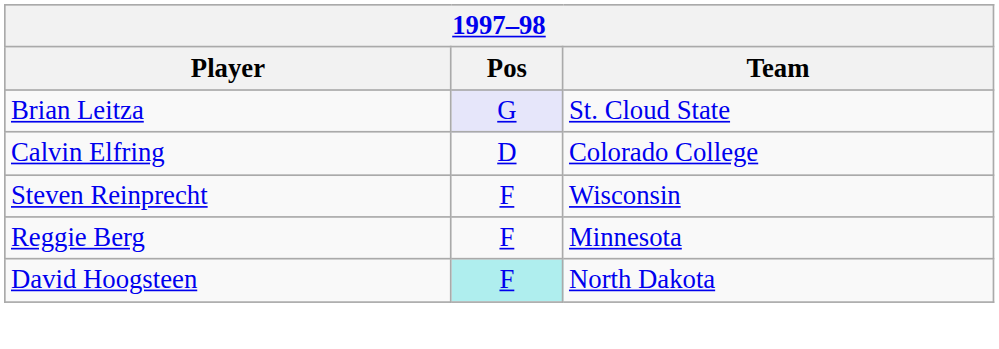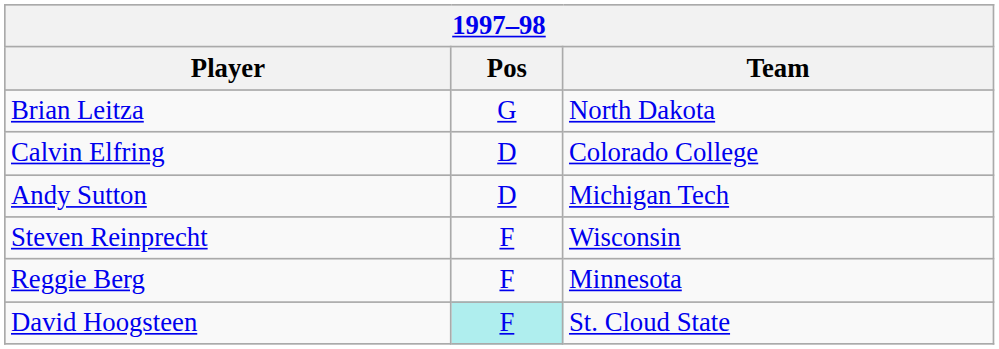(507, 110) lavender background -> (507, 110) no background
(650, 110) St. Cloud State -> (642, 110) North Dakota
+ row: (79, 195)
(642, 279) North Dakota -> (650, 322) St. Cloud State
